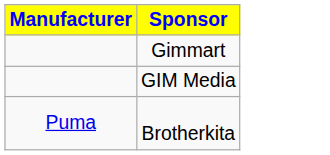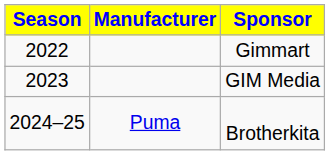+ column: (47, 19)
